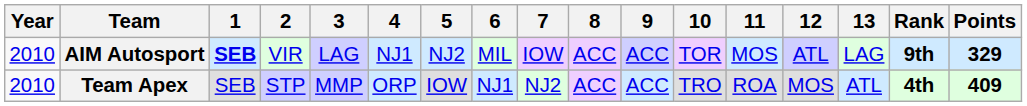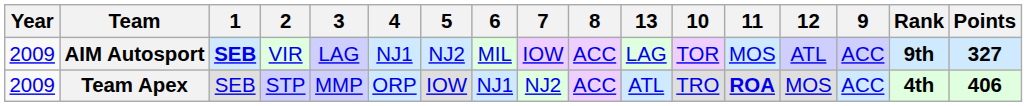columns swapped: (647, 21) <-> (864, 21)
(32, 54) 2010 -> (32, 54) 2009
(985, 54) 329 -> (985, 54) 327
(32, 86) 2010 -> (32, 86) 2009
(755, 86) normal -> (752, 86) bold
(985, 86) 409 -> (985, 86) 406
